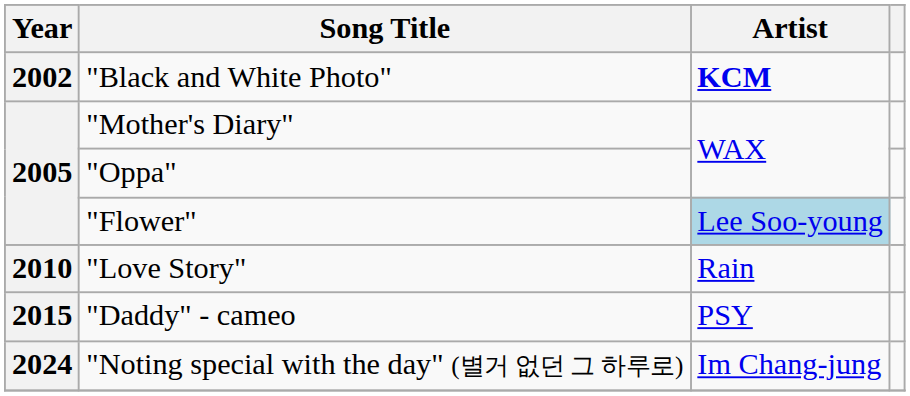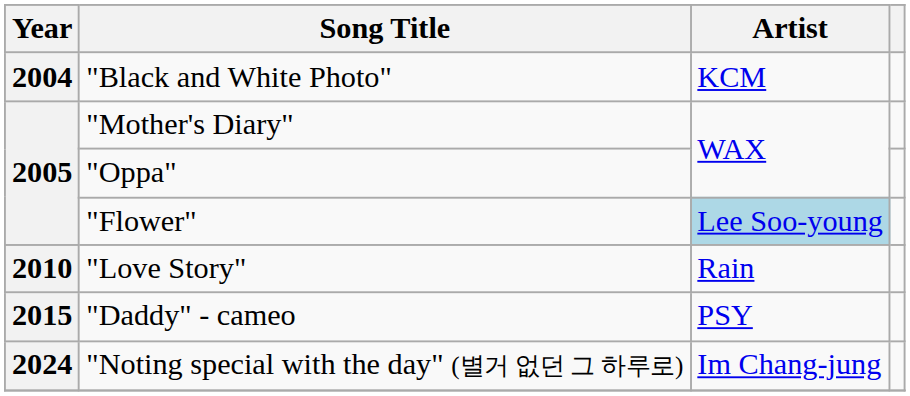(42, 76) 2002 -> (42, 76) 2004
(734, 76) bold -> (732, 76) normal
